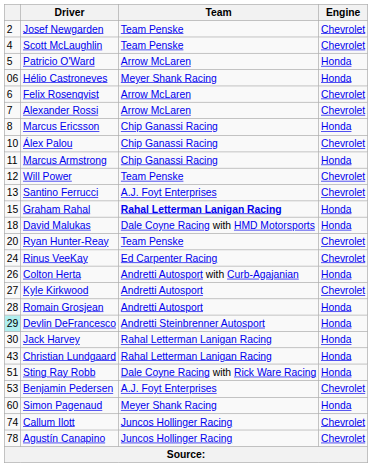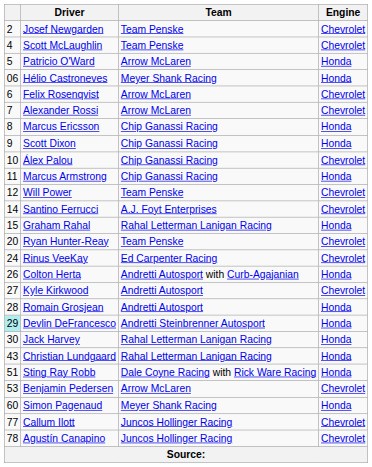+ row: (49, 144)
(12, 193) 13 -> (12, 209) 14
(201, 209) bold -> (196, 225) normal
- row: (57, 225)
(169, 389) A.J. Foyt Enterprises -> (156, 389) Arrow McLaren
(12, 422) 74 -> (12, 422) 77
